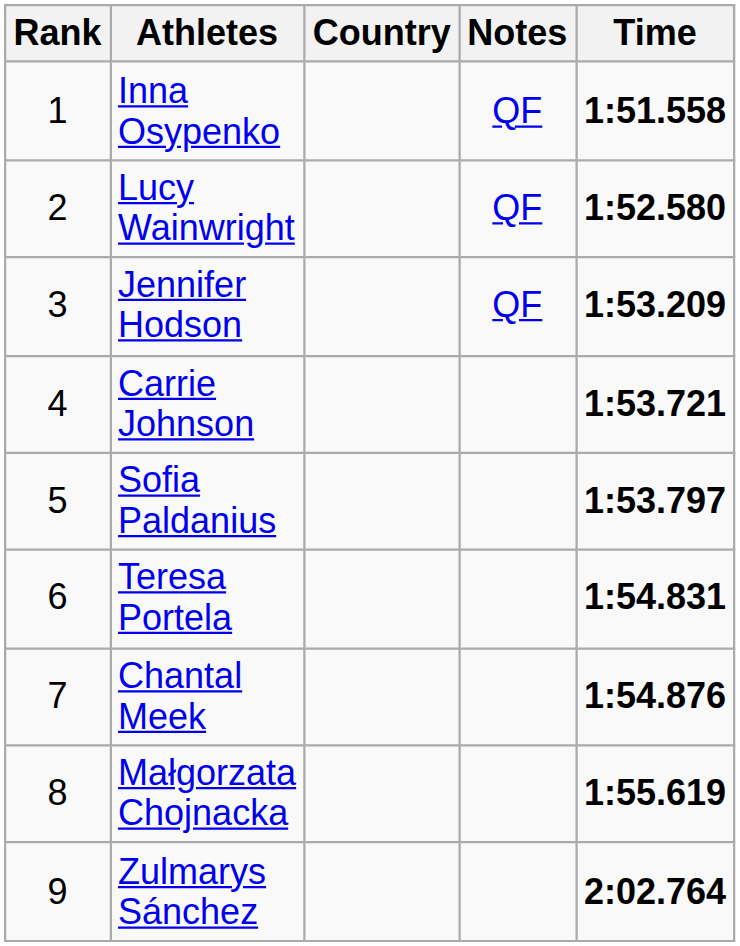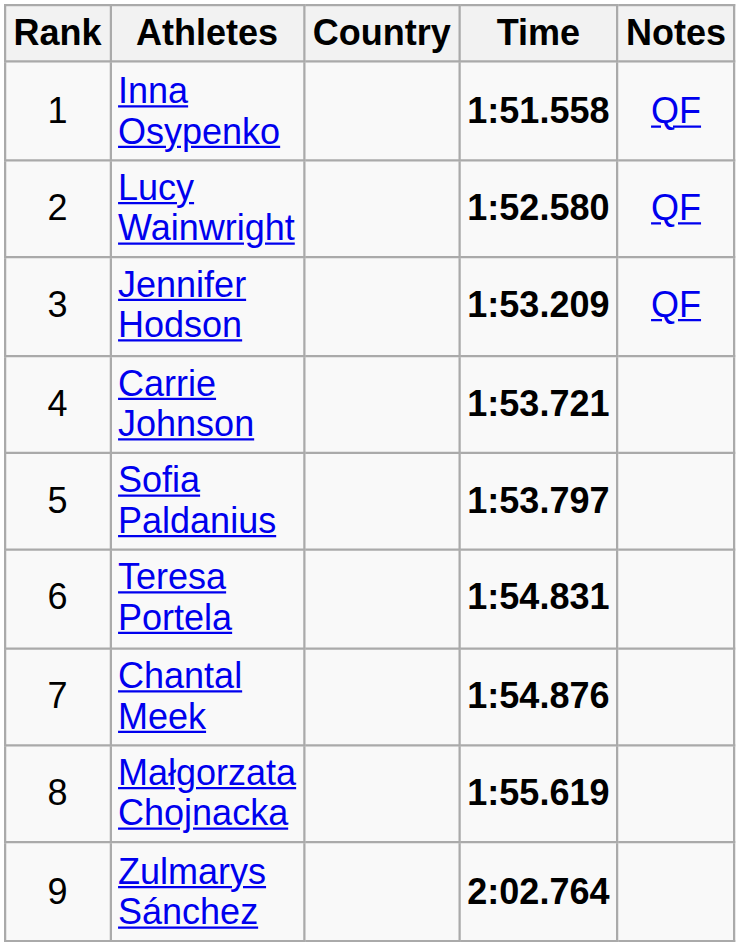columns swapped: (655, 33) <-> (517, 33)
